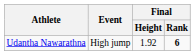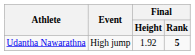(177, 43) 6 -> (177, 43) 5
